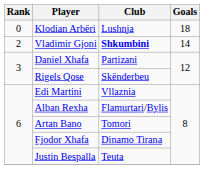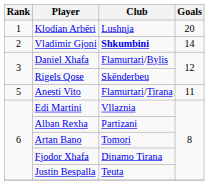(18, 28) 0 -> (18, 28) 1
(185, 28) 18 -> (190, 28) 20
(119, 60) Partizani -> (135, 60) Flamurtari/Bylis
+ row: (58, 92)
(135, 108) Flamurtari/Bylis -> (119, 124) Partizani
